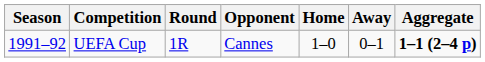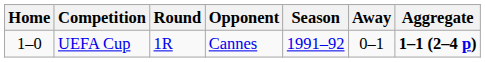columns swapped: (37, 17) <-> (323, 17)
